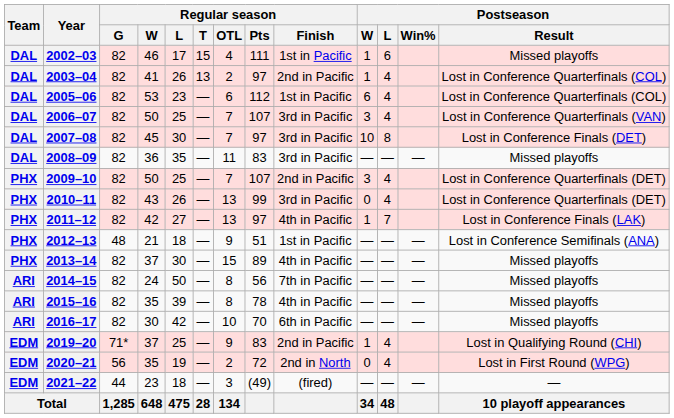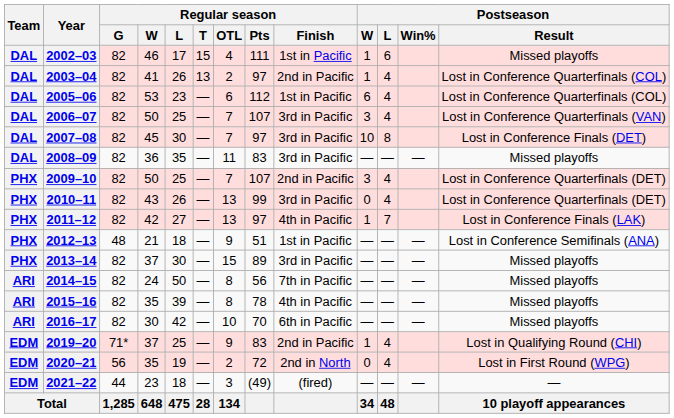(315, 260) 4th in Pacific -> (315, 260) 3rd in Pacific
